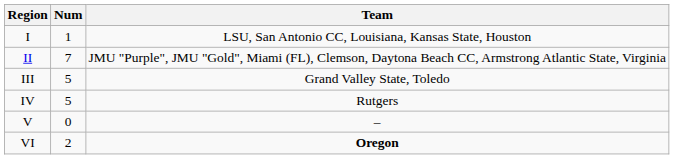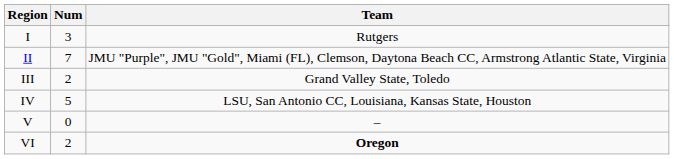(68, 36) 1 -> (68, 36) 3
(377, 36) LSU, San Antonio CC, Louisiana, Kansas State, Houston -> (377, 36) Rutgers
(68, 79) 5 -> (68, 79) 2
(377, 100) Rutgers -> (377, 100) LSU, San Antonio CC, Louisiana, Kansas State, Houston
